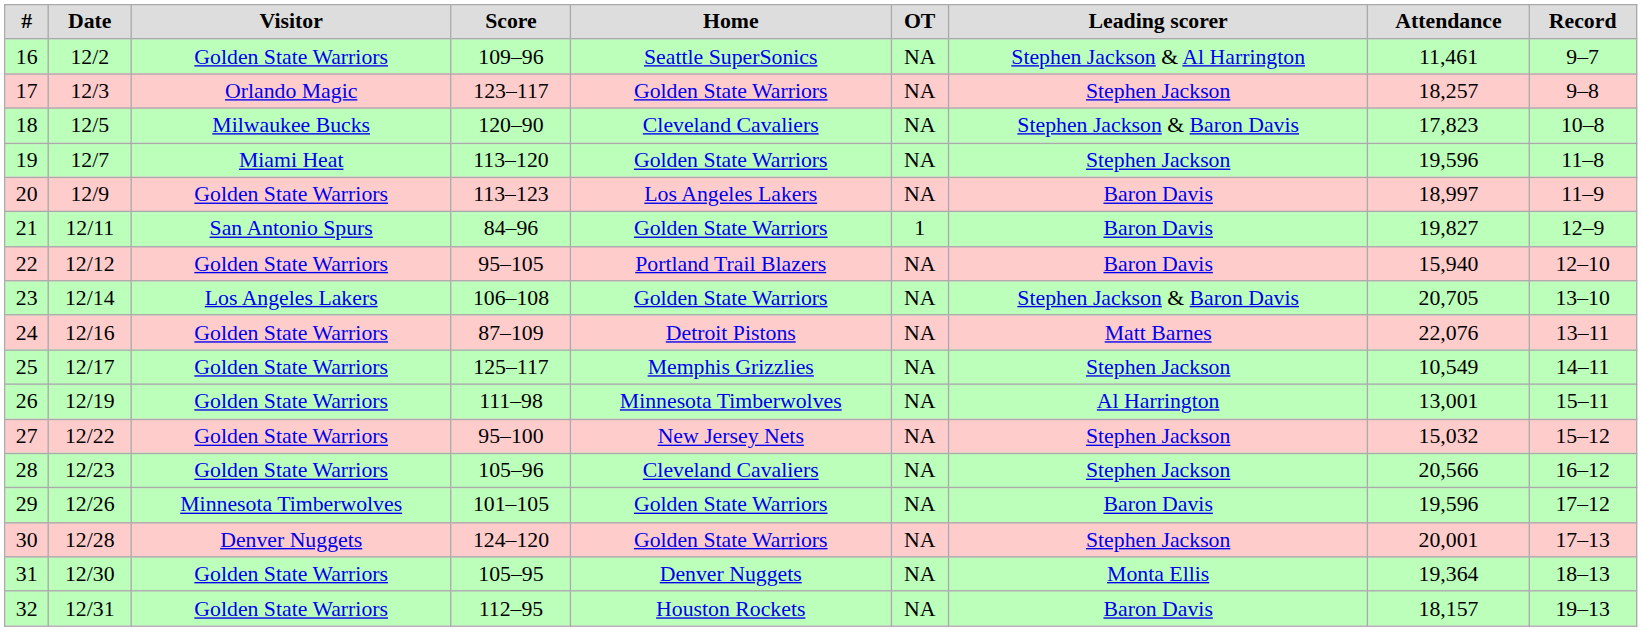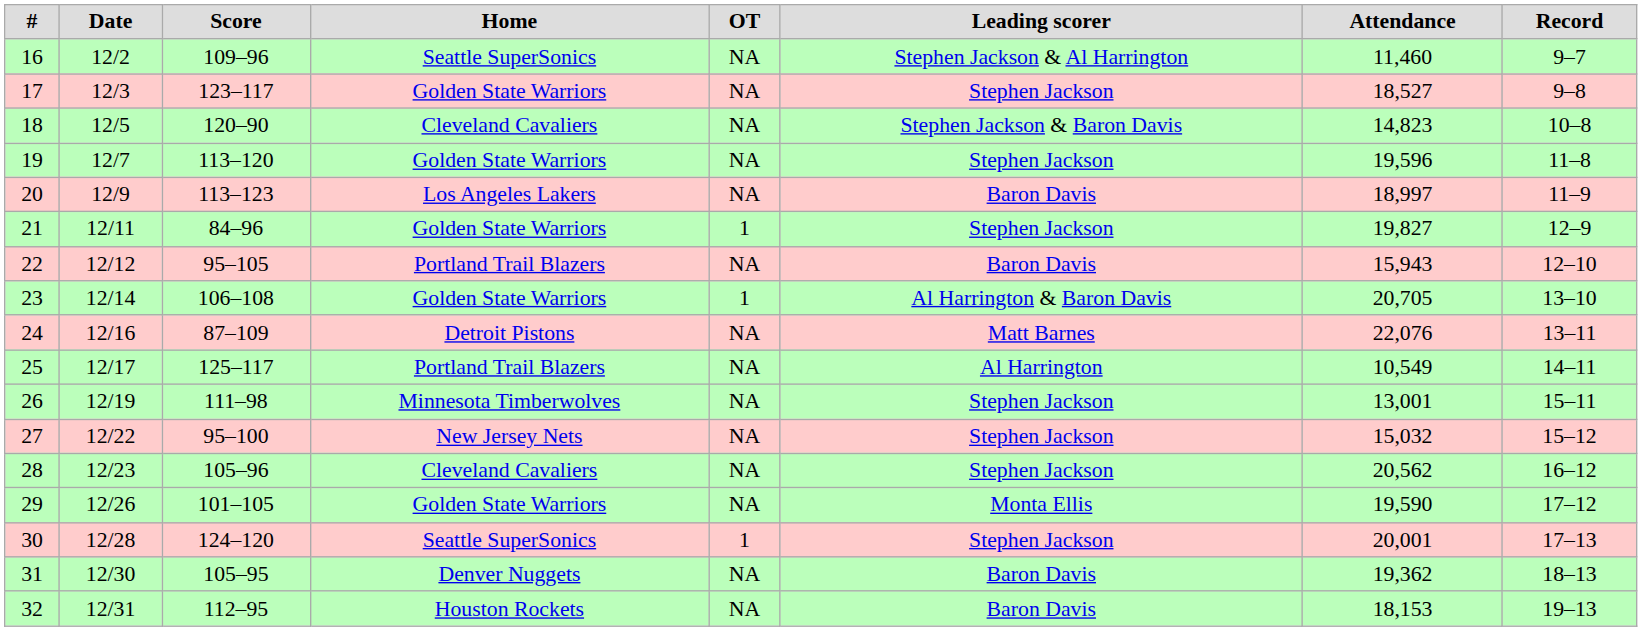- column: (291, 21)
(1448, 56) 11,461 -> (1403, 56) 11,460
(1448, 90) 18,257 -> (1403, 90) 18,527
(1448, 125) 17,823 -> (1403, 125) 14,823
(1158, 228) Baron Davis -> (1041, 228) Stephen Jackson
(1448, 263) 15,940 -> (1403, 263) 15,943
(920, 297) NA -> (744, 297) 1
(1158, 297) Stephen Jackson & Baron Davis -> (1041, 297) Al Harrington & Baron Davis
(731, 366) Memphis Grizzlies -> (509, 366) Portland Trail Blazers
(1158, 366) Stephen Jackson -> (1041, 366) Al Harrington
(1158, 401) Al Harrington -> (1041, 401) Stephen Jackson
(1448, 470) 20,566 -> (1403, 470) 20,562
(1158, 504) Baron Davis -> (1041, 504) Monta Ellis
(1448, 504) 19,596 -> (1403, 504) 19,590
(731, 539) Golden State Warriors -> (509, 539) Seattle SuperSonics
(920, 539) NA -> (744, 539) 1
(1158, 573) Monta Ellis -> (1041, 573) Baron Davis
(1448, 573) 19,364 -> (1403, 573) 19,362
(1448, 608) 18,157 -> (1403, 608) 18,153
